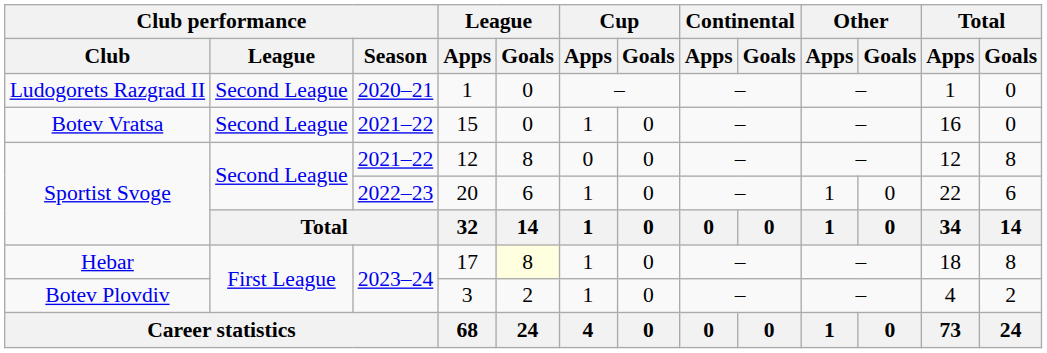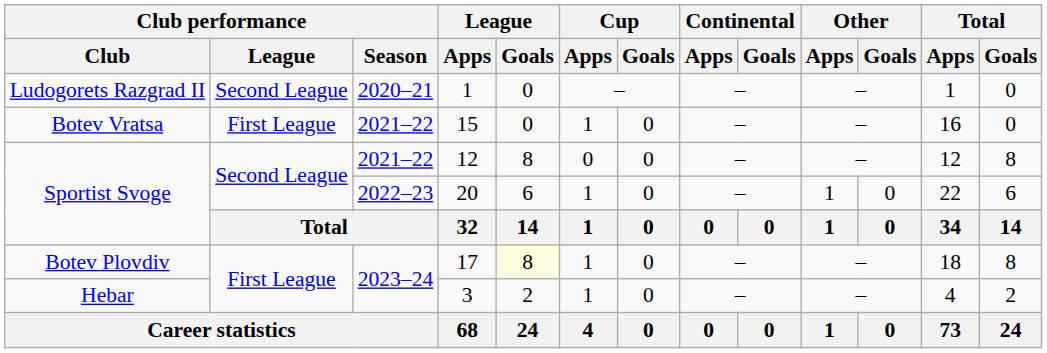(281, 124) Second League -> (281, 124) First League
(107, 261) Hebar -> (107, 261) Botev Plovdiv
(107, 295) Botev Plovdiv -> (107, 295) Hebar
